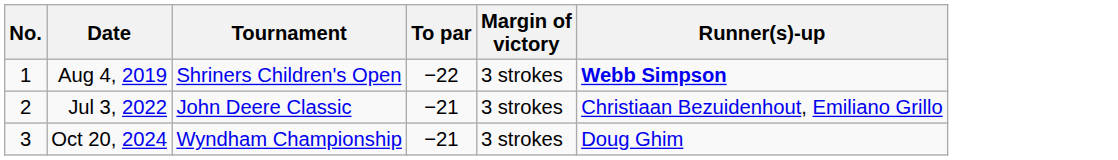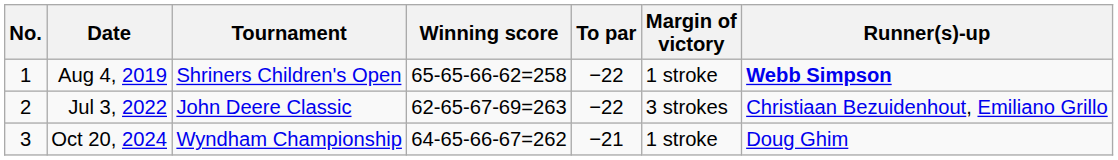+ column: (489, 32)
(522, 75) 3 strokes -> (682, 75) 1 stroke
(441, 107) −21 -> (606, 107) −22
(522, 139) 3 strokes -> (682, 139) 1 stroke
